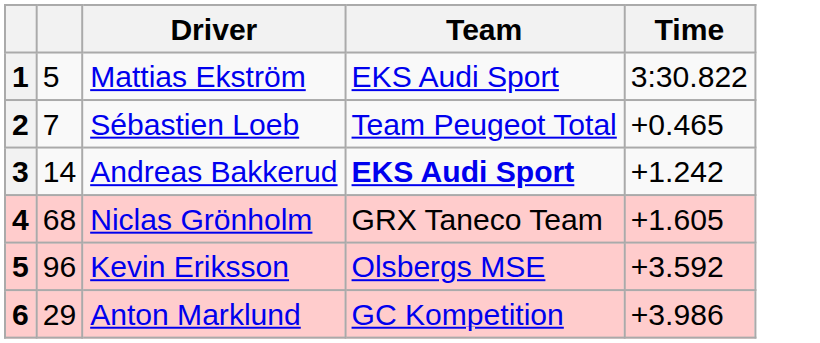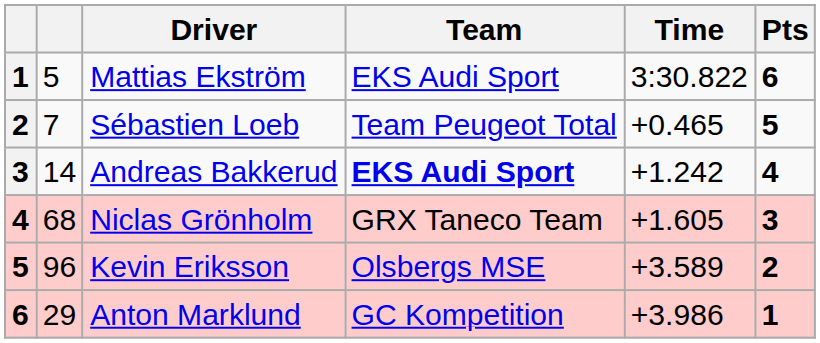+ column: (785, 29)
(677, 267) +3.592 -> (677, 267) +3.589
